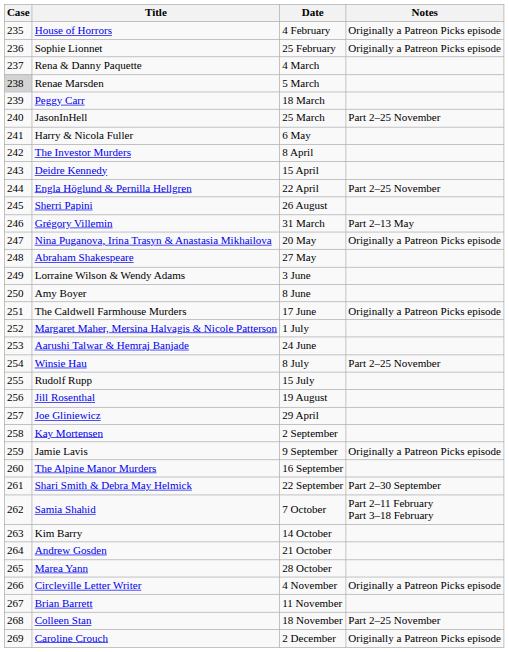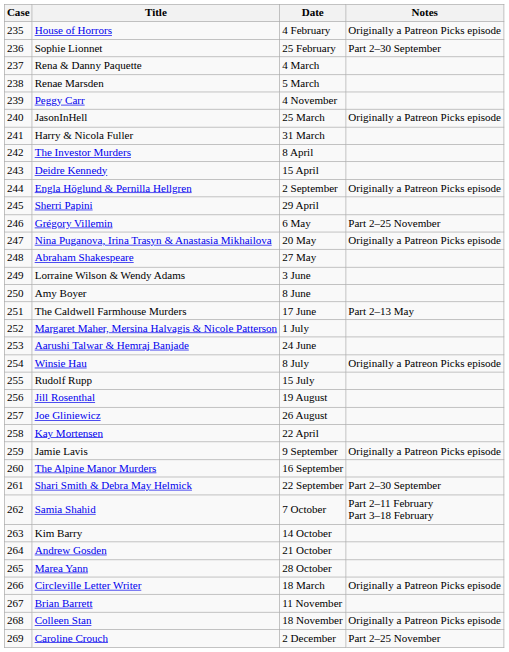(425, 48) Originally a Patreon Picks episode -> (395, 48) Part 2–30 September
(15, 83) lightgrey background -> (15, 83) no background
(304, 100) 18 March -> (310, 100) 4 November
(394, 118) Part 2–25 November -> (425, 118) Originally a Patreon Picks episode
(296, 135) 6 May -> (304, 135) 31 March
(300, 188) 22 April -> (310, 188) 2 September
(394, 188) Part 2–25 November -> (425, 188) Originally a Patreon Picks episode
(305, 205) 26 August -> (300, 205) 29 April
(304, 223) 31 March -> (296, 223) 6 May
(381, 223) Part 2–13 May -> (394, 223) Part 2–25 November
(425, 310) Originally a Patreon Picks episode -> (381, 310) Part 2–13 May
(394, 363) Part 2–25 November -> (425, 363) Originally a Patreon Picks episode
(300, 415) 29 April -> (305, 415) 26 August
(310, 433) 2 September -> (300, 433) 22 April
(310, 585) 4 November -> (304, 585) 18 March
(394, 620) Part 2–25 November -> (425, 620) Originally a Patreon Picks episode
(425, 638) Originally a Patreon Picks episode -> (394, 638) Part 2–25 November
